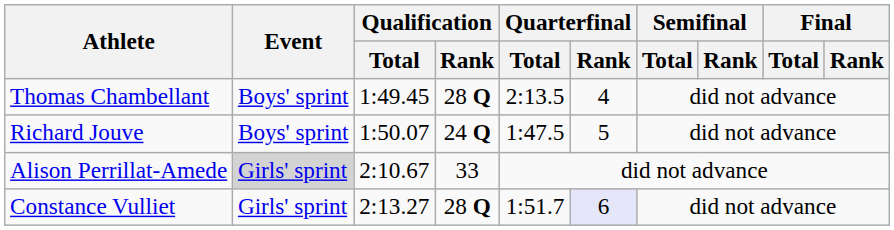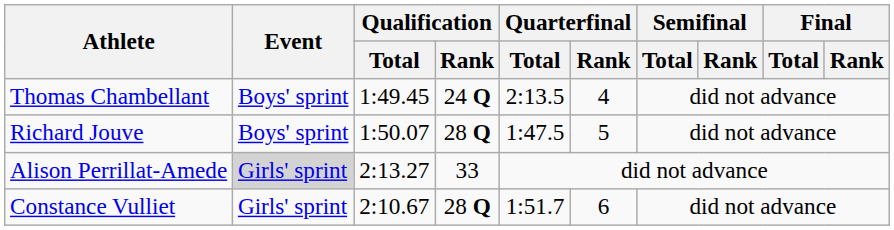(467, 96) 28 Q -> (467, 96) 24 Q
(467, 133) 24 Q -> (467, 133) 28 Q
(394, 170) 2:10.67 -> (394, 170) 2:13.27
(394, 206) 2:13.27 -> (394, 206) 2:10.67
(603, 206) lavender background -> (603, 206) no background
